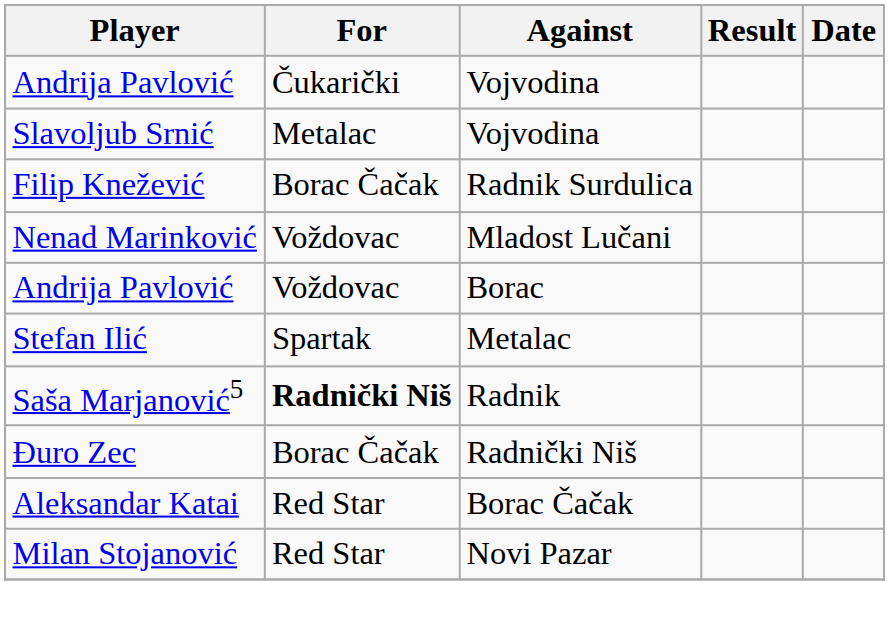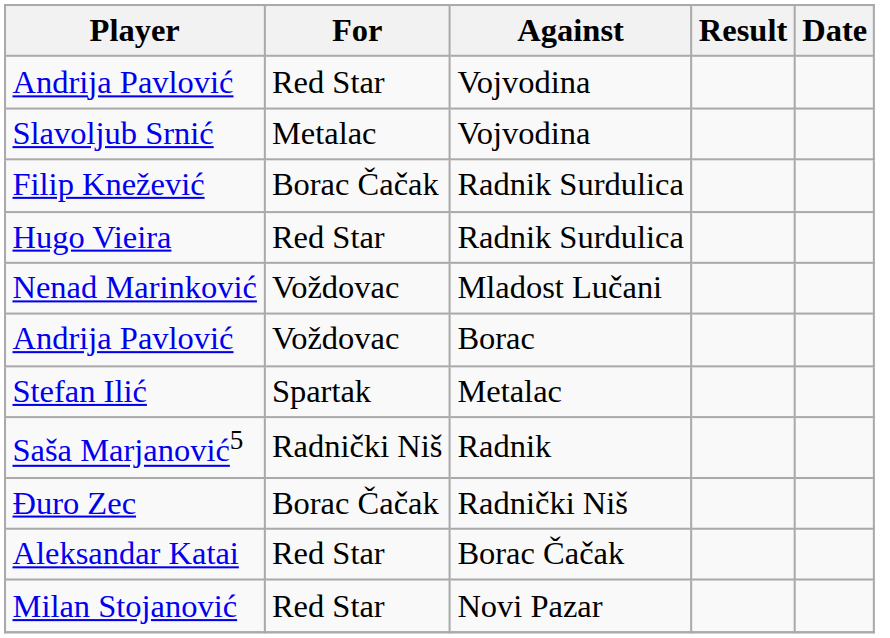(336, 81) Čukarički -> (328, 81) Red Star
+ row: (92, 236)
(362, 395) bold -> (357, 446) normal
